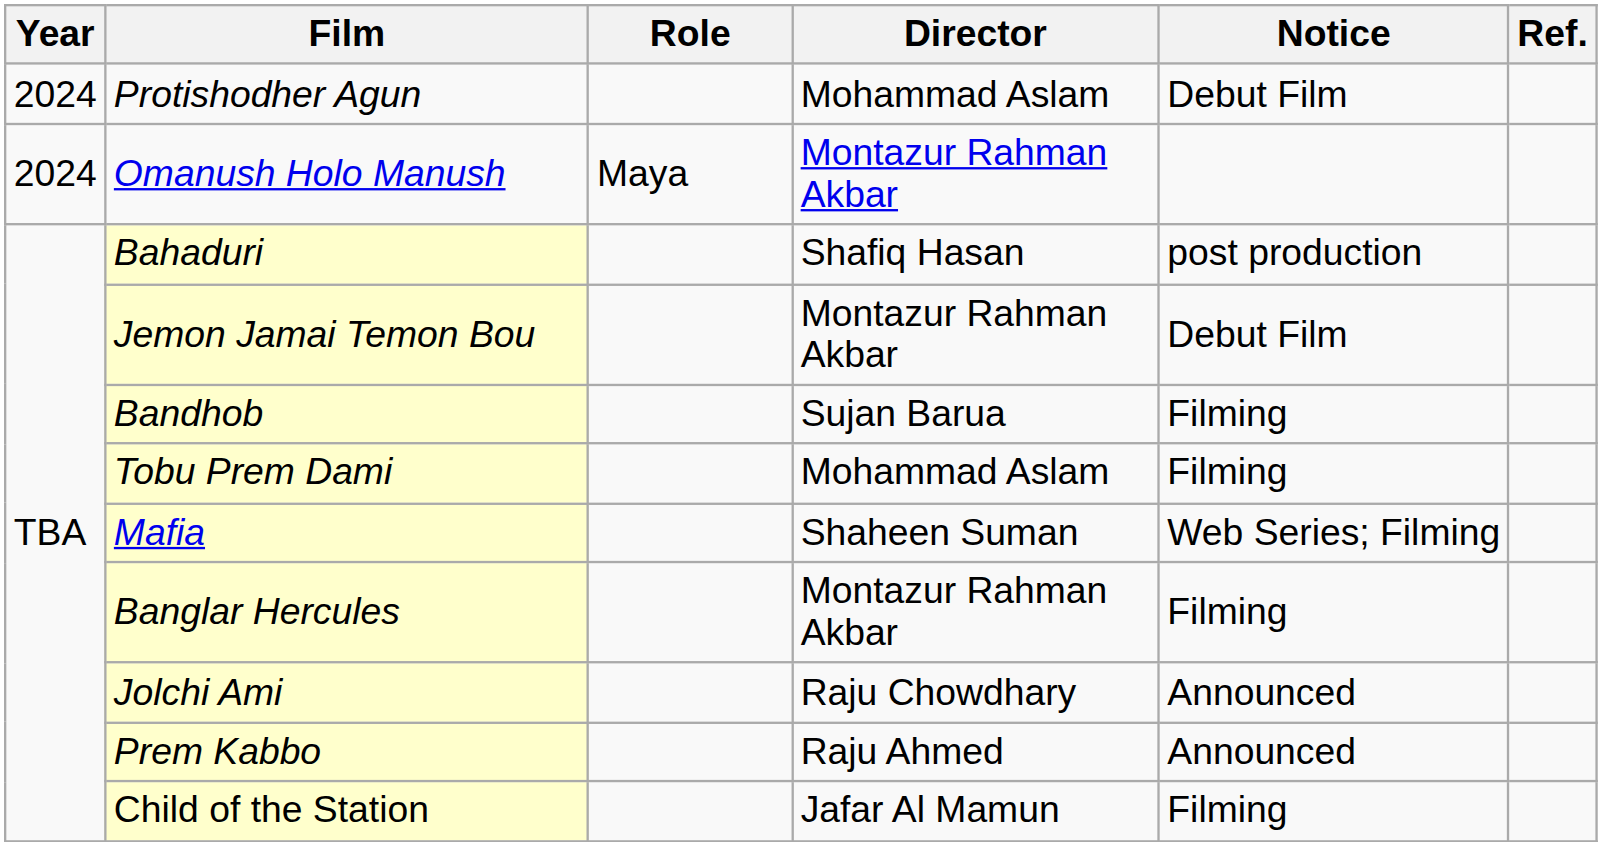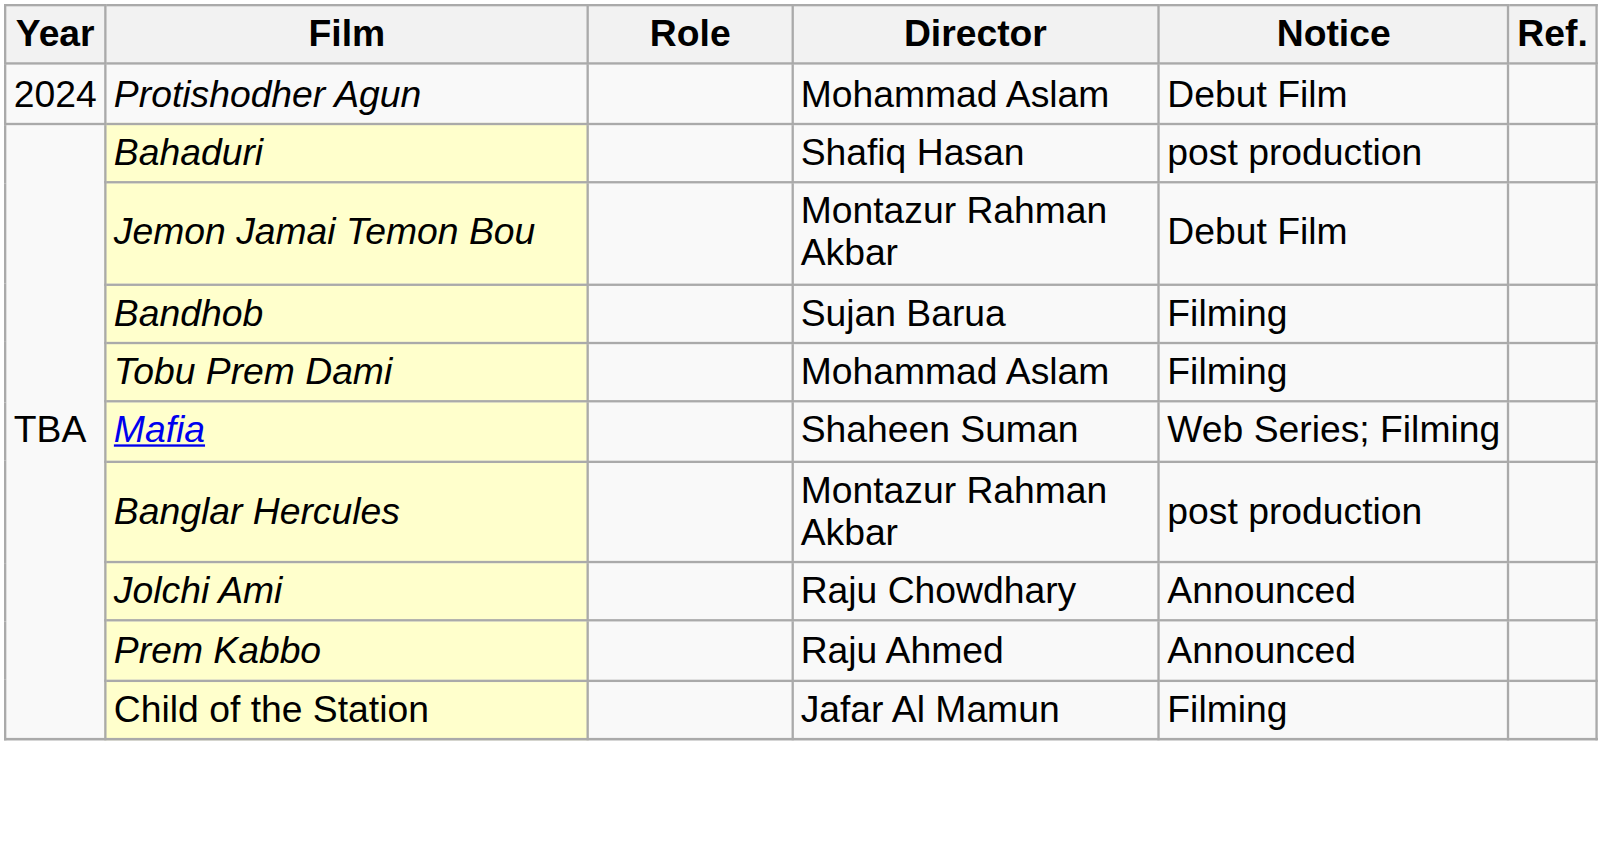- row: (310, 173)
(1227, 611) Filming -> (1295, 510) post production
